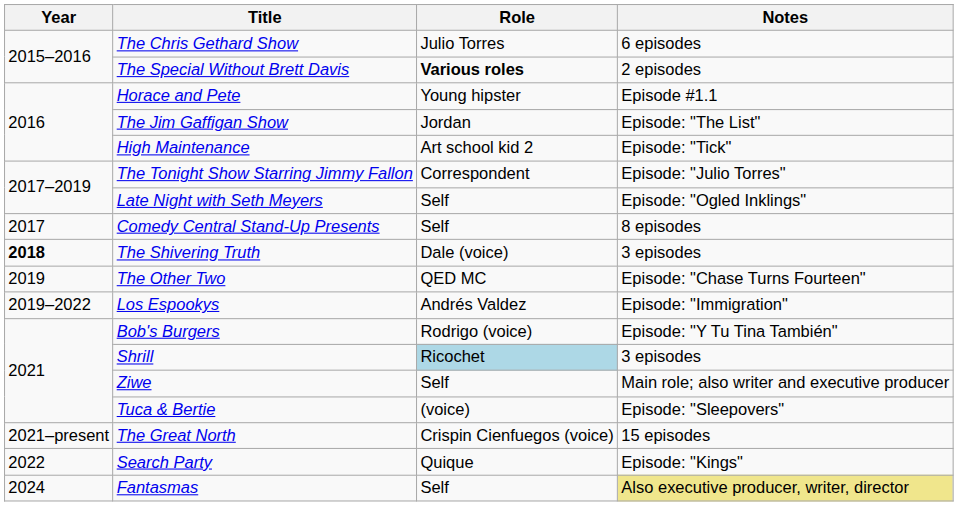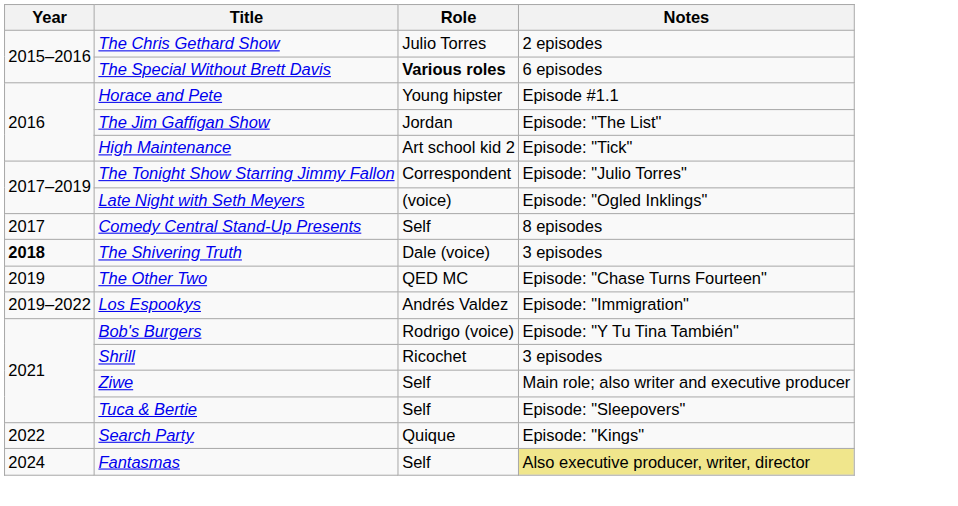(661, 43) 6 episodes -> (562, 43) 2 episodes
(661, 69) 2 episodes -> (562, 69) 6 episodes
(435, 200) Self -> (427, 200) (voice)
(453, 357) lightblue background -> (434, 357) no background
(445, 409) (voice) -> (416, 409) Self
- row: (176, 435)
